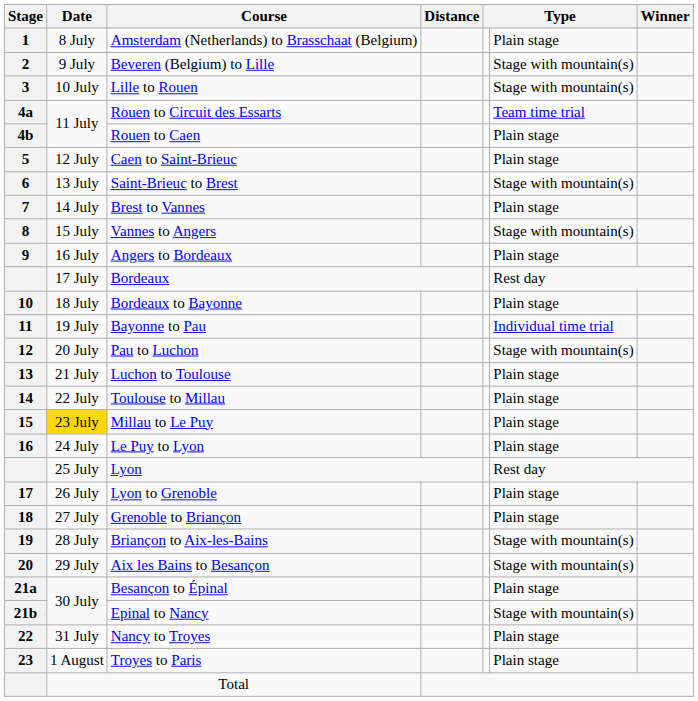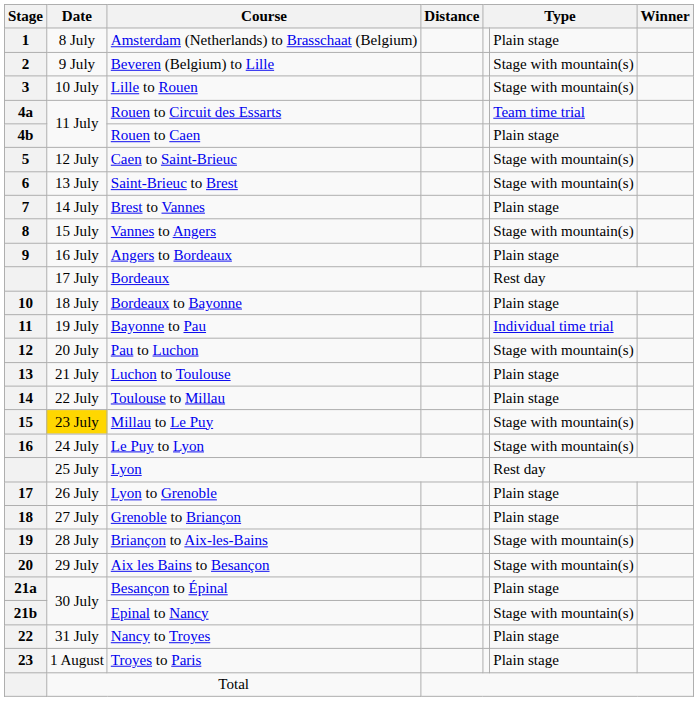(526, 159) Plain stage -> (563, 159) Stage with mountain(s)
(526, 421) Plain stage -> (563, 421) Stage with mountain(s)
(526, 445) Plain stage -> (563, 445) Stage with mountain(s)
